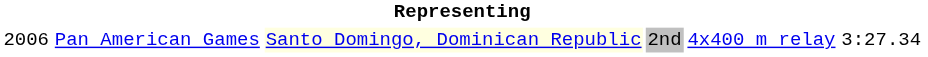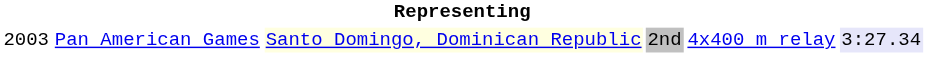(26, 40) 2006 -> (26, 40) 2003
(881, 40) no background -> (881, 40) lavender background
